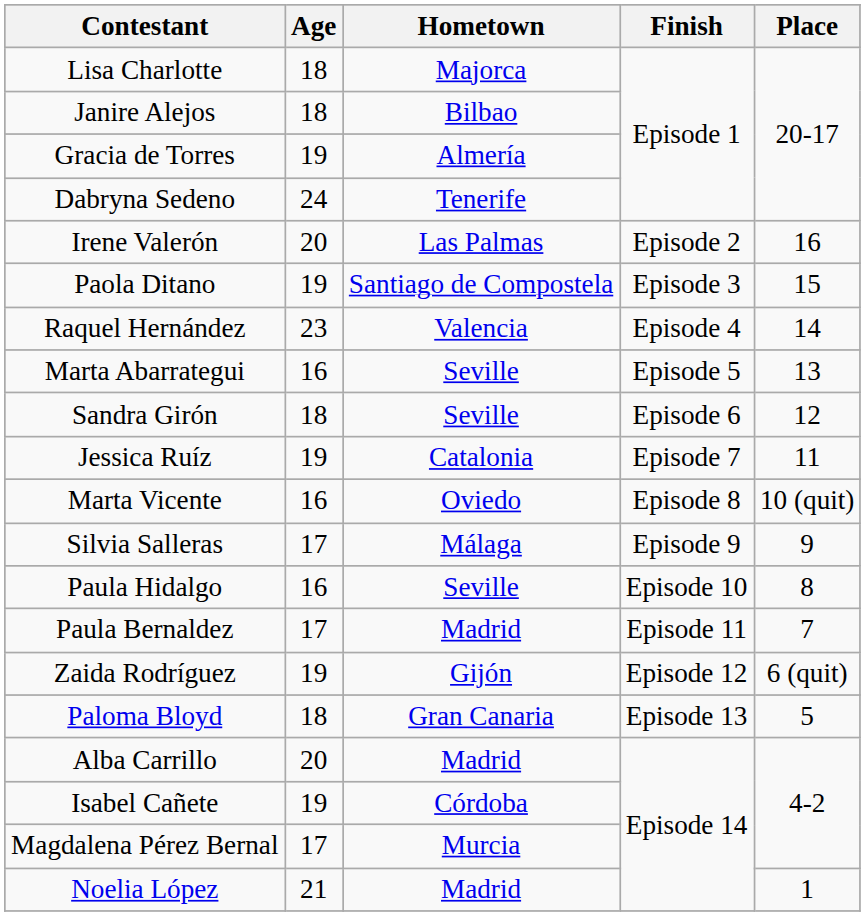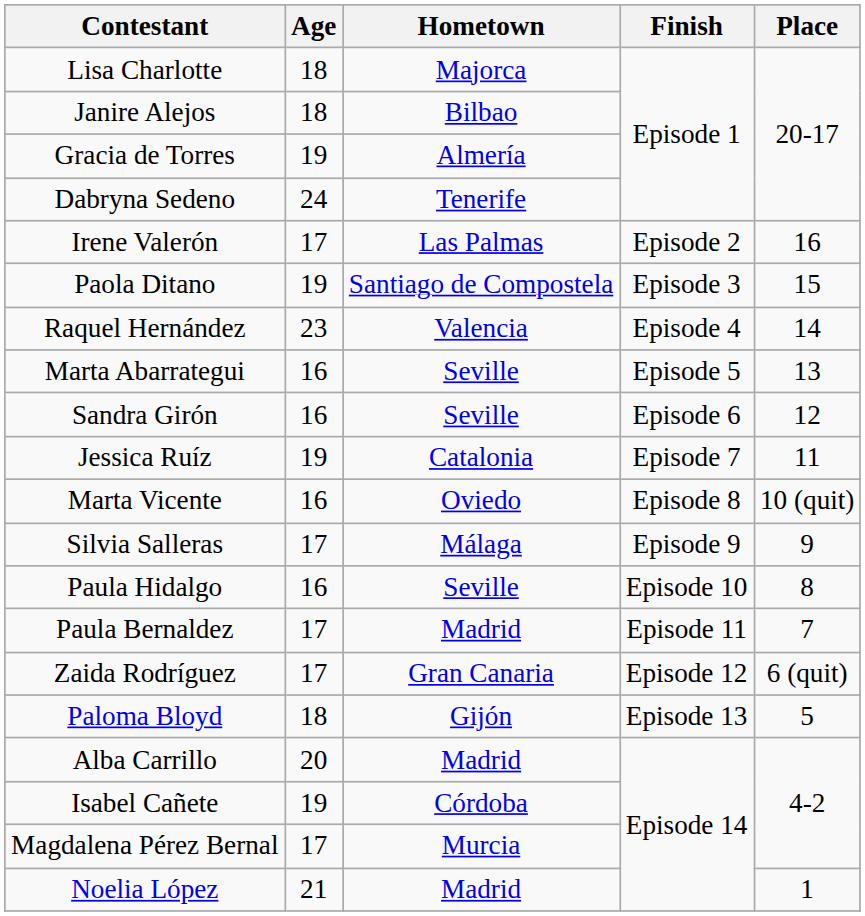(314, 241) 20 -> (314, 241) 17
(314, 414) 18 -> (314, 414) 16
(314, 673) 19 -> (314, 673) 17
(481, 673) Gijón -> (481, 673) Gran Canaria
(481, 716) Gran Canaria -> (481, 716) Gijón
